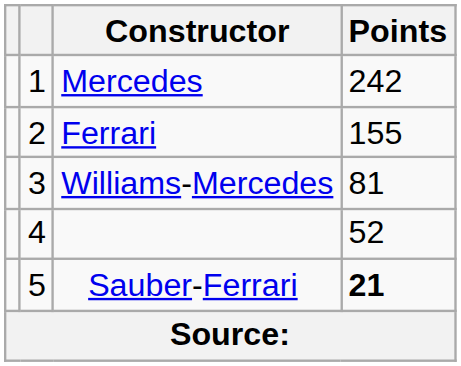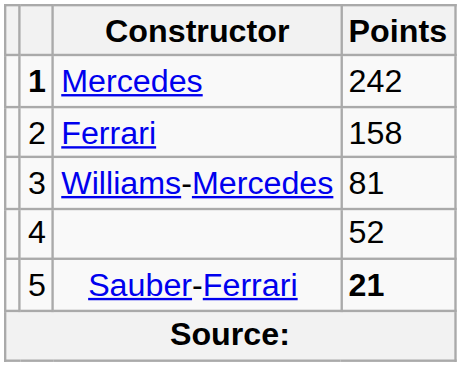(37, 81) normal -> (37, 81) bold
(375, 132) 155 -> (375, 132) 158
